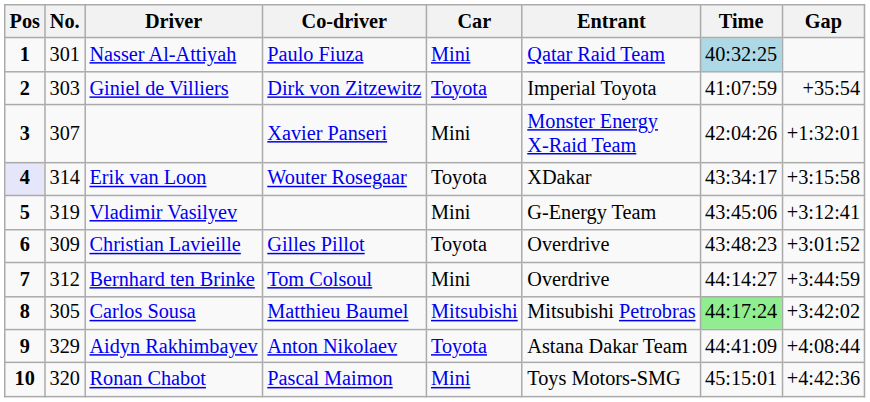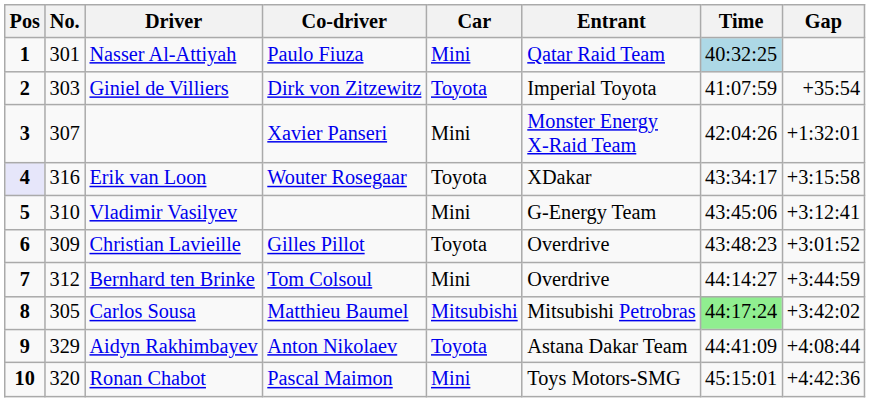(65, 178) 314 -> (65, 178) 316
(65, 211) 319 -> (65, 211) 310
